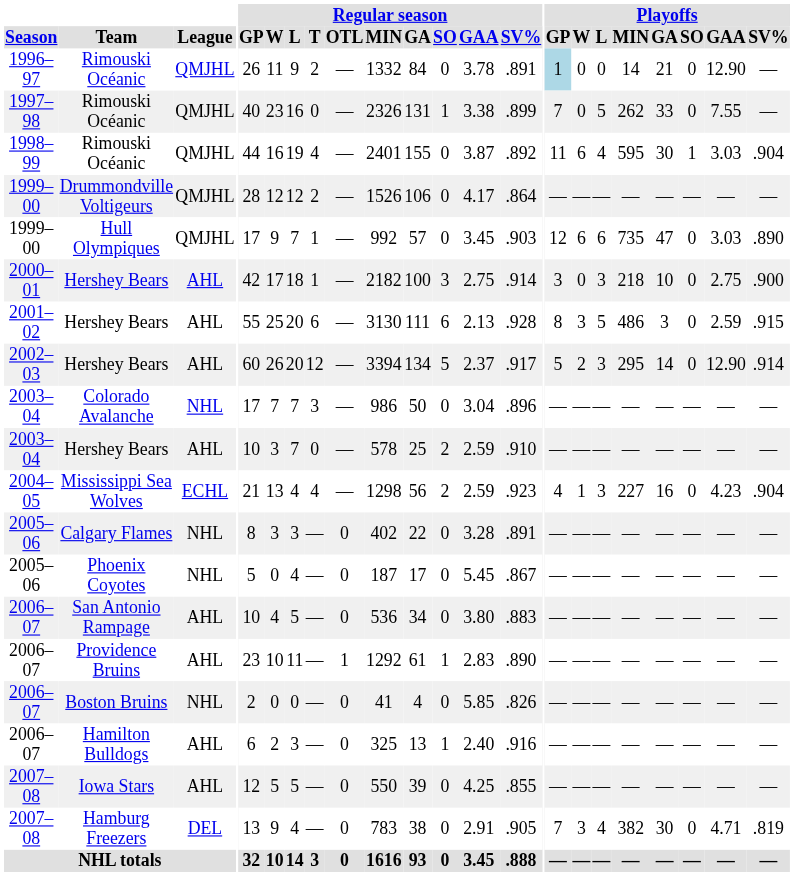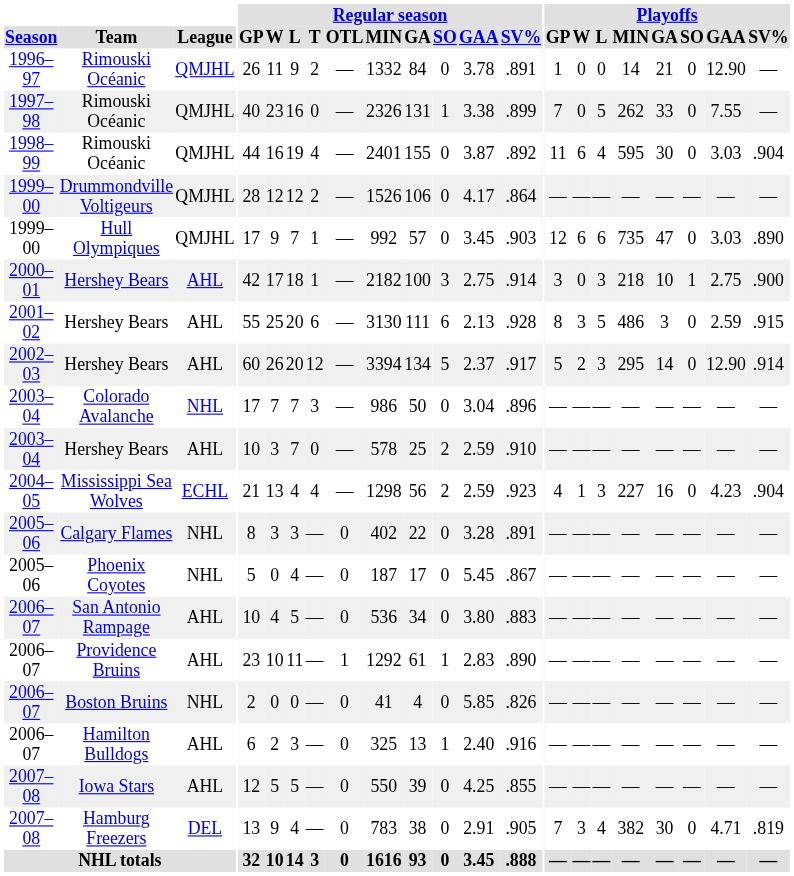(558, 69) lightblue background -> (558, 69) no background
(692, 153) 1 -> (692, 153) 0
(692, 280) 0 -> (692, 280) 1
